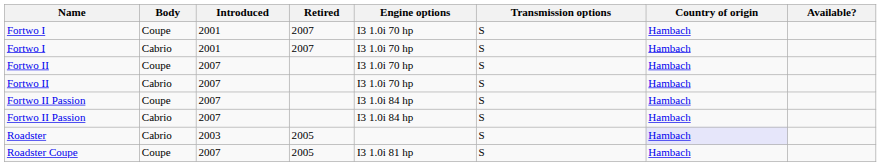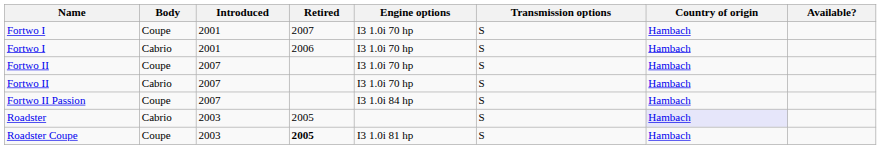(303, 48) 2007 -> (303, 48) 2006
- row: (46, 118)
(210, 153) 2007 -> (210, 135) 2003
(303, 153) normal -> (303, 135) bold
